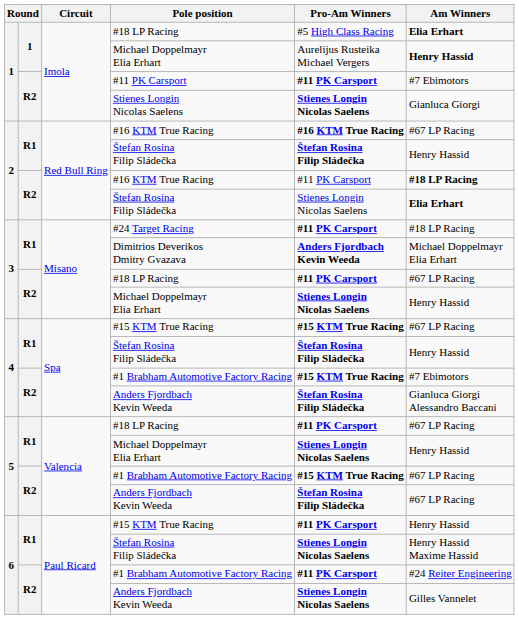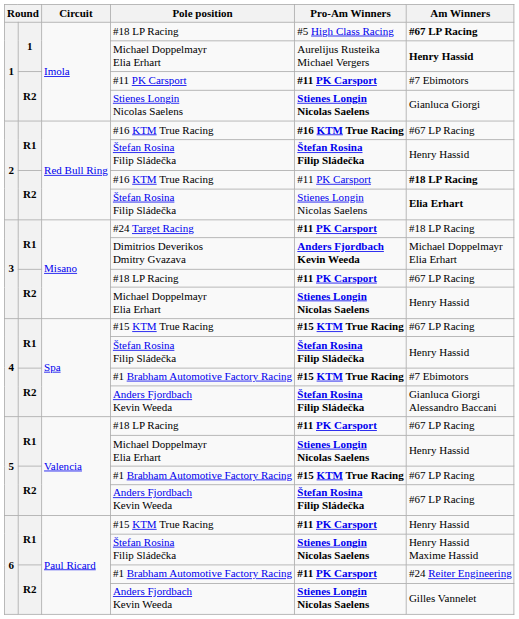(436, 31) Elia Erhart -> (443, 31) #67 LP Racing
